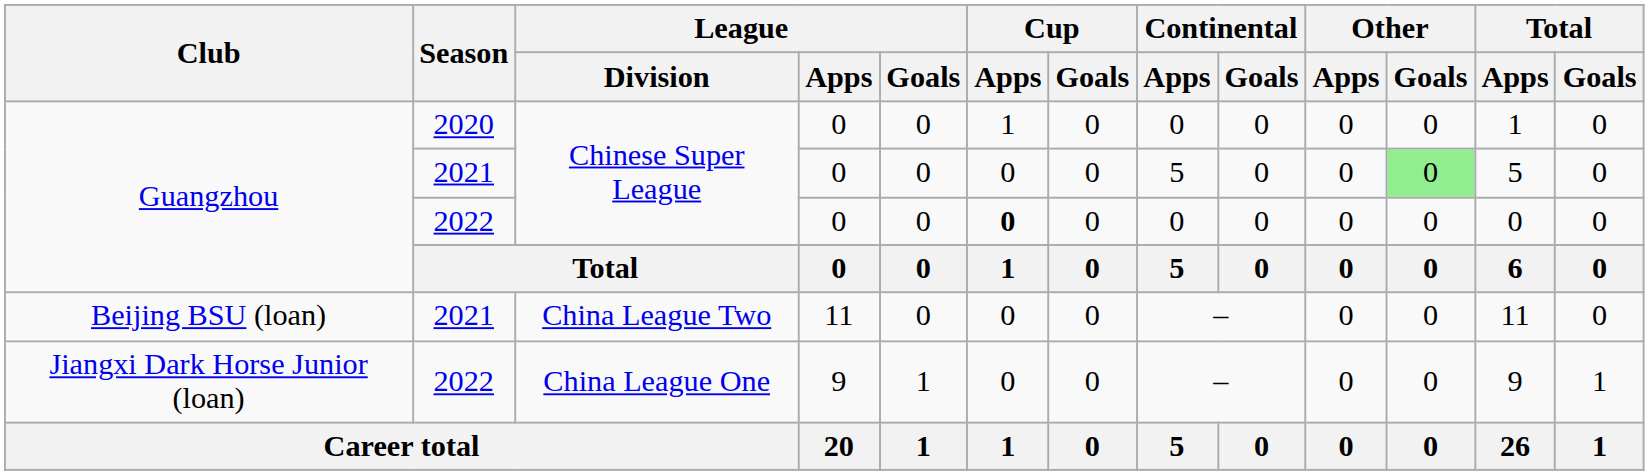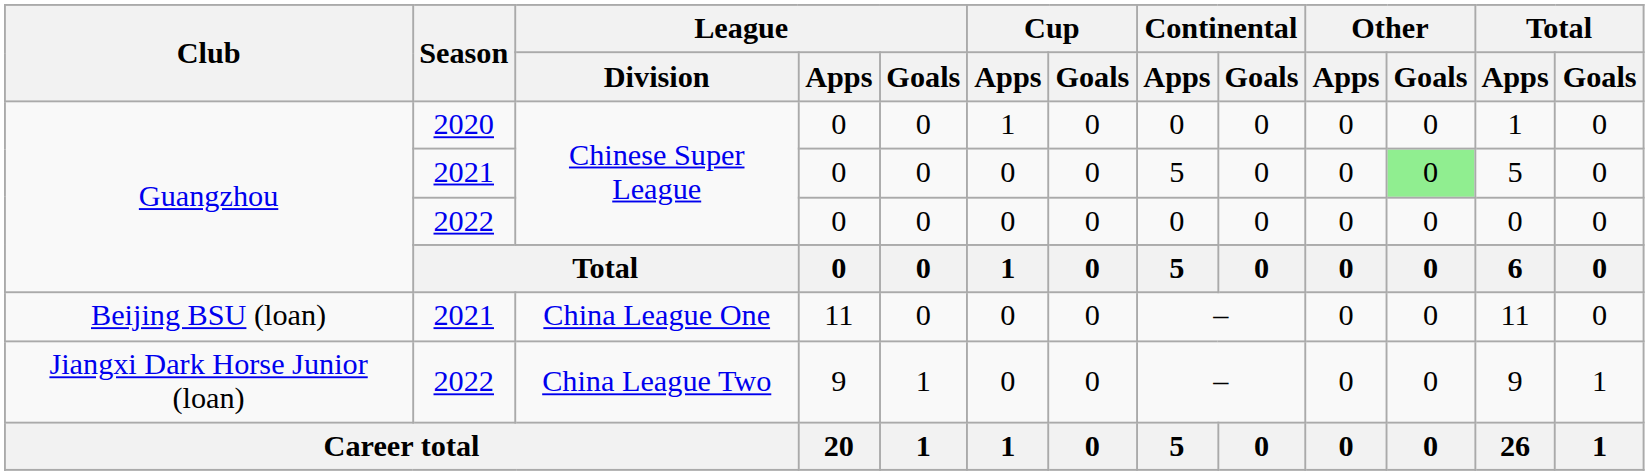(1008, 220) bold -> (1008, 220) normal
(657, 316) China League Two -> (657, 316) China League One
(657, 381) China League One -> (657, 381) China League Two
